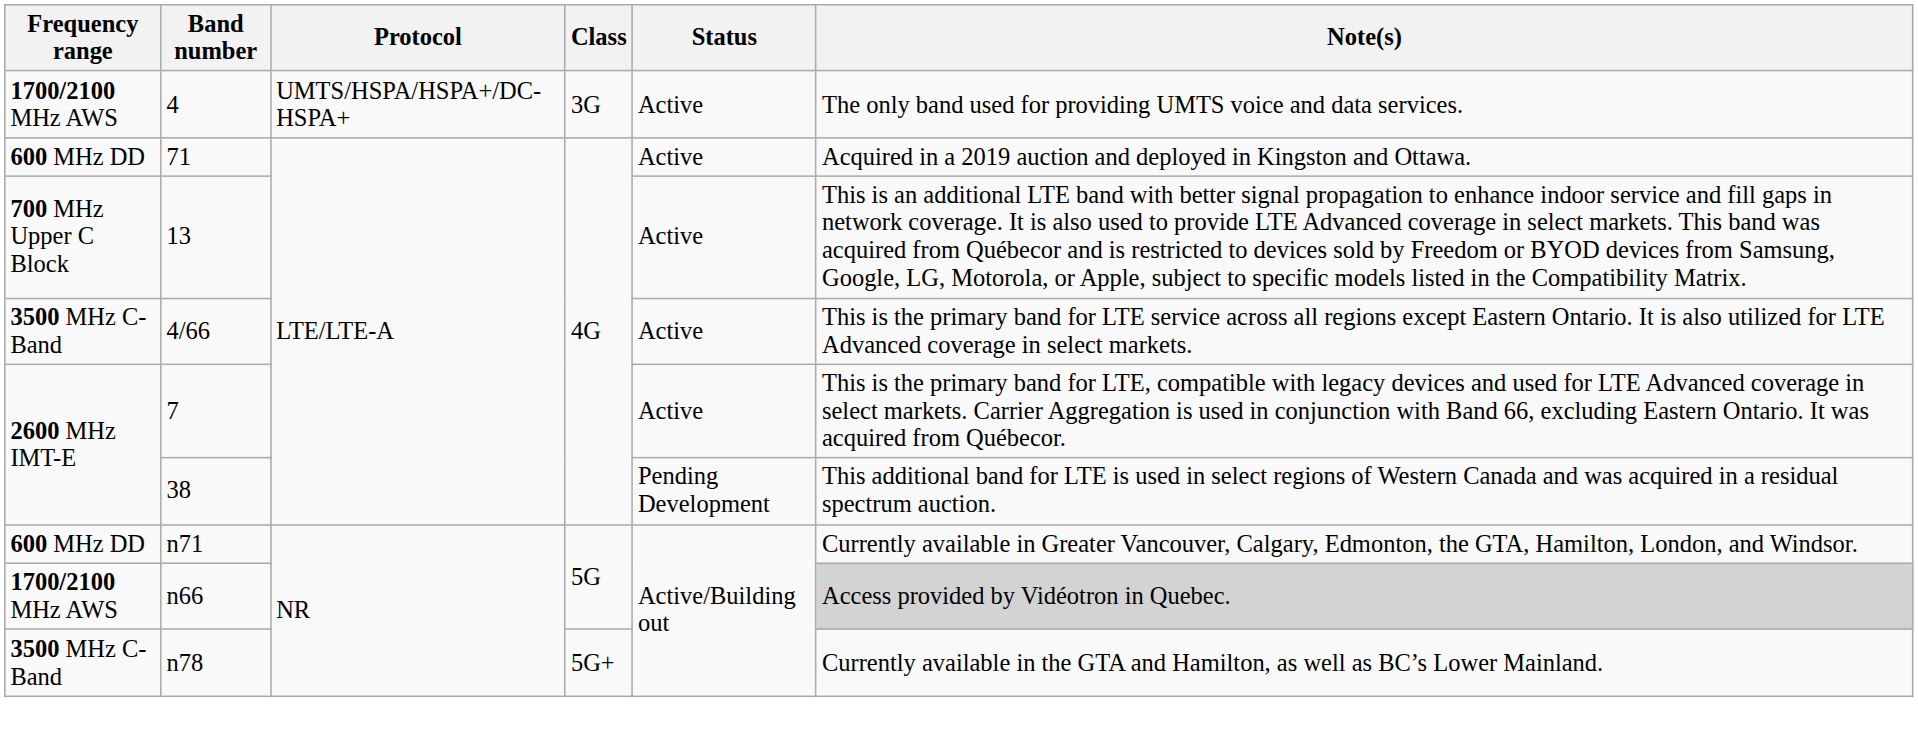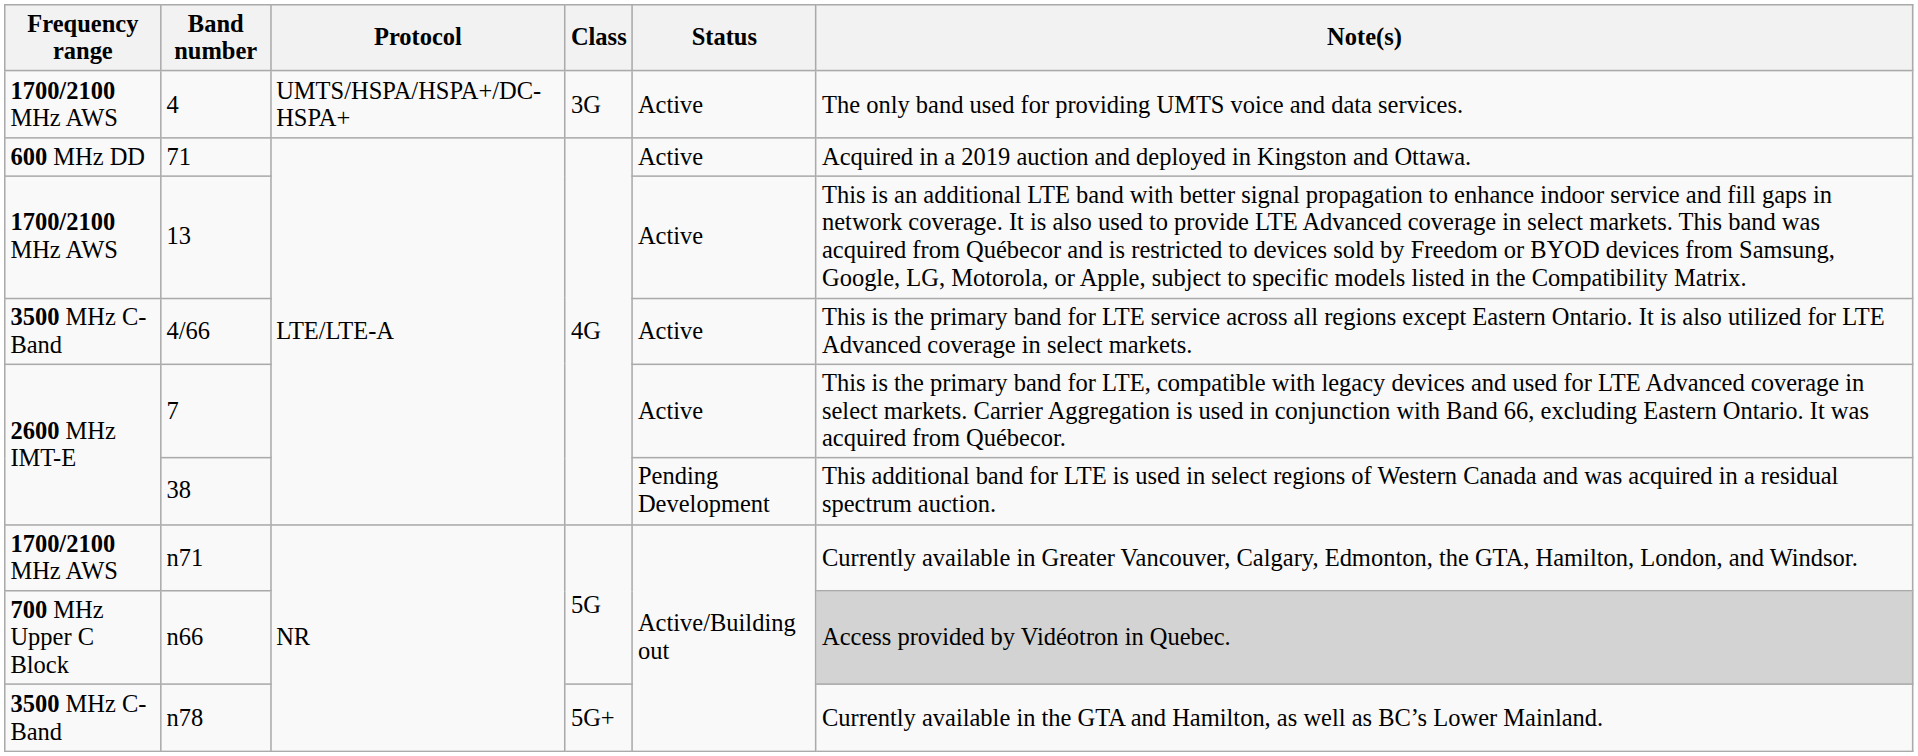(57, 236) 700 MHz Upper C Block -> (64, 236) 1700/2100 MHz AWS
(78, 543) 600 MHz DD -> (64, 557) 1700/2100 MHz AWS
(64, 596) 1700/2100 MHz AWS -> (57, 637) 700 MHz Upper C Block
